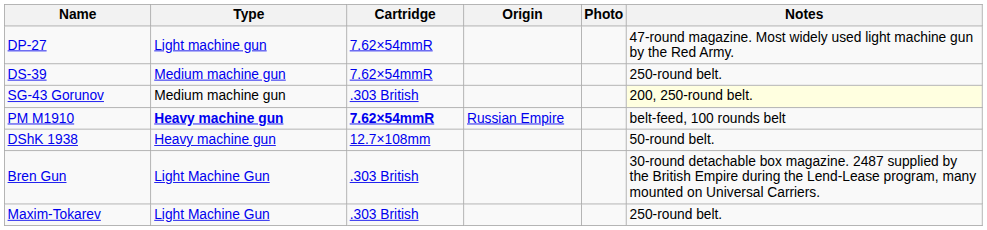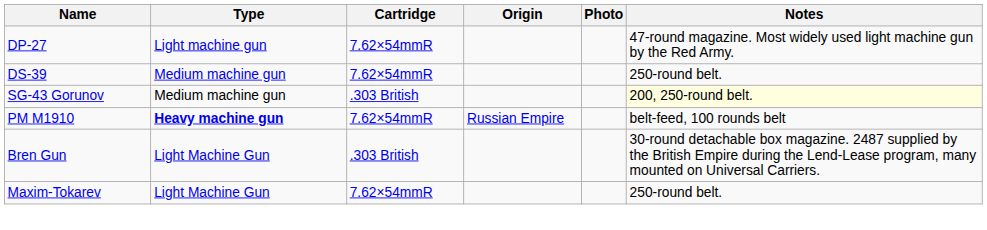(392, 118) bold -> (391, 118) normal
- row: (43, 140)
(384, 214) .303 British -> (391, 192) 7.62×54mmR
